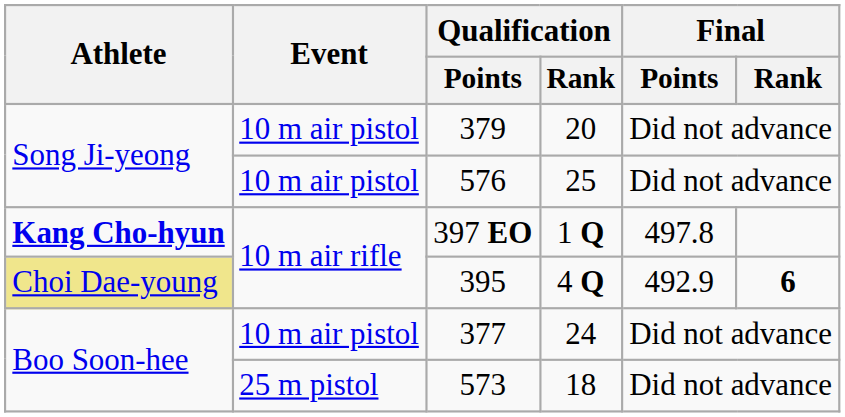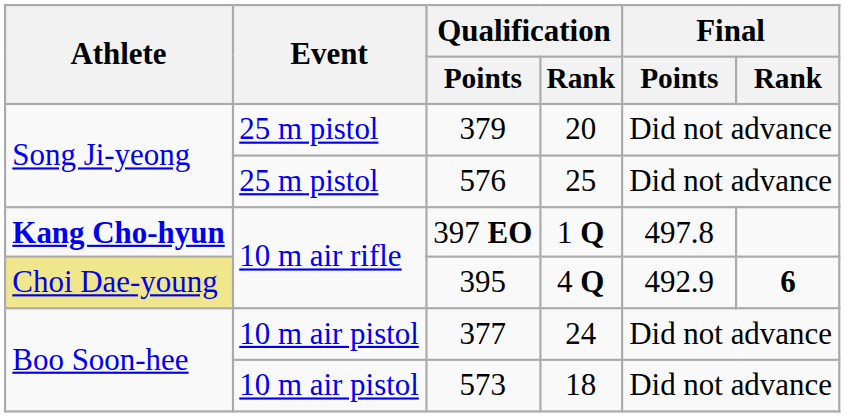(329, 129) 10 m air pistol -> (309, 129) 25 m pistol
(329, 180) 10 m air pistol -> (309, 180) 25 m pistol
(309, 385) 25 m pistol -> (329, 385) 10 m air pistol
